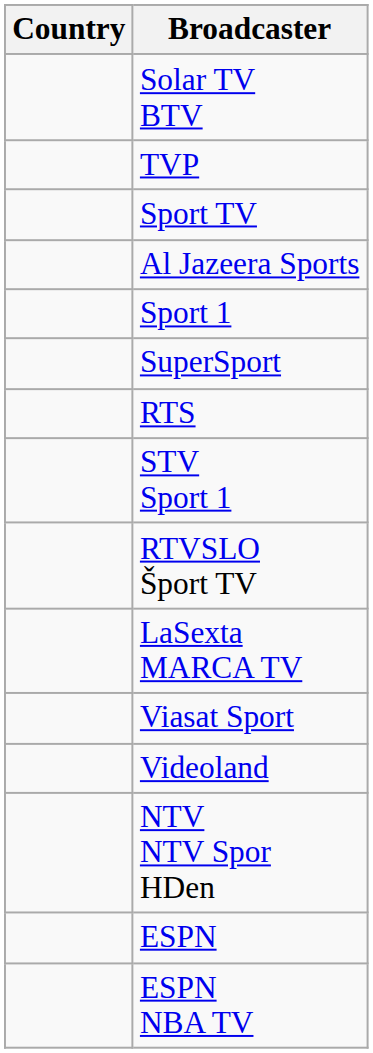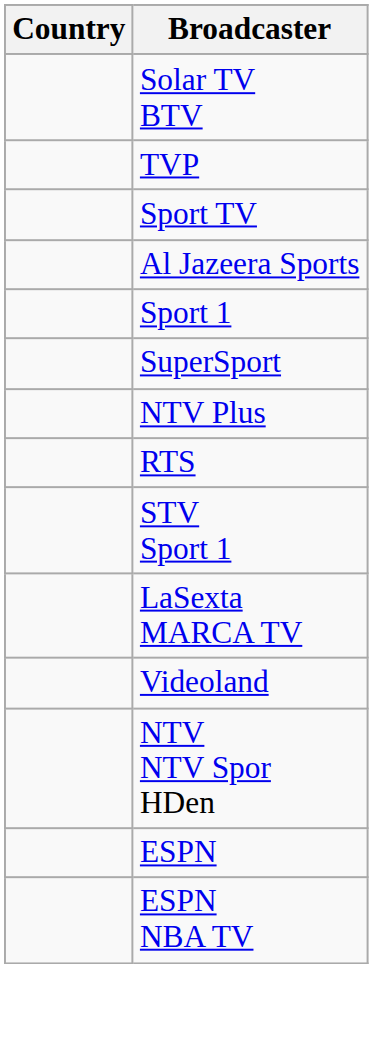+ row: (203, 412)
- row: (200, 565)
- row: (217, 717)
